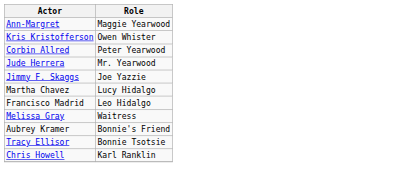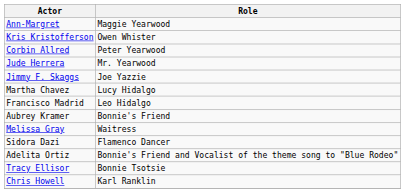rows swapped: (38, 129) <-> (35, 116)
+ row: (33, 142)
+ row: (38, 155)
